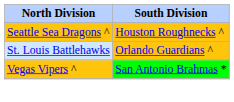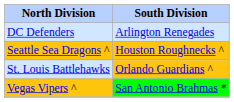+ row: (41, 32)
